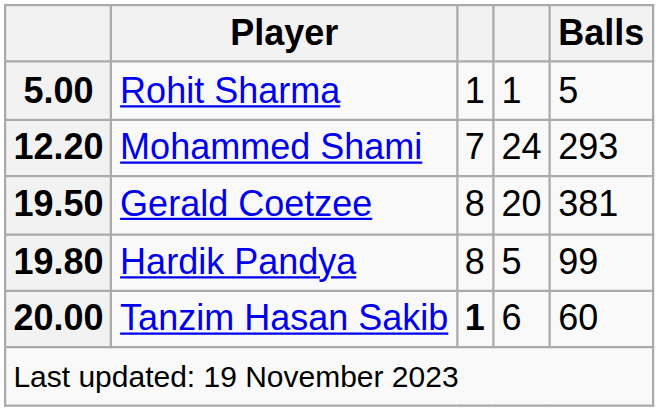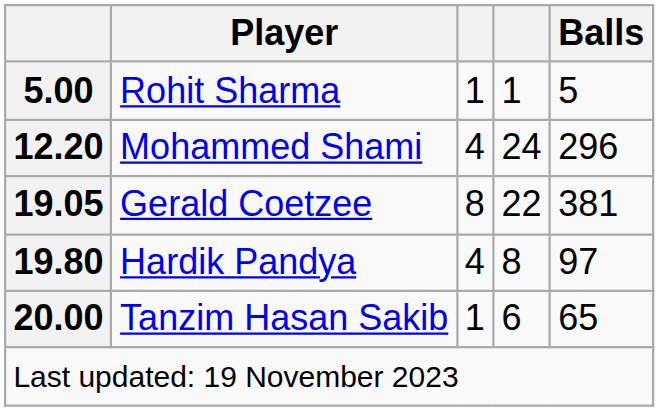(475, 147) 7 -> (475, 147) 4
(588, 147) 293 -> (588, 147) 296
(58, 204) 19.50 -> (58, 204) 19.05
(522, 204) 20 -> (522, 204) 22
(475, 261) 8 -> (475, 261) 4
(512, 261) 5 -> (512, 261) 8
(578, 261) 99 -> (578, 261) 97
(475, 318) bold -> (475, 318) normal
(578, 318) 60 -> (578, 318) 65
